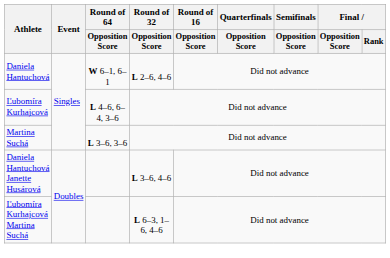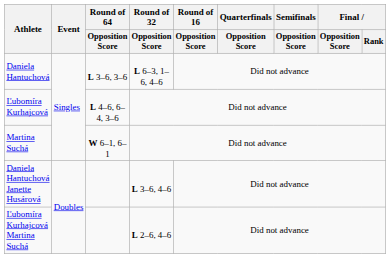(108, 77) W 6–1, 6–1 -> (108, 77) L 3–6, 3–6
(152, 77) L 2–6, 4–6 -> (152, 77) L 6–3, 1–6, 4–6
(108, 143) L 3–6, 3–6 -> (108, 148) W 6–1, 6–1
(152, 225) L 6–3, 1–6, 4–6 -> (152, 236) L 2–6, 4–6
